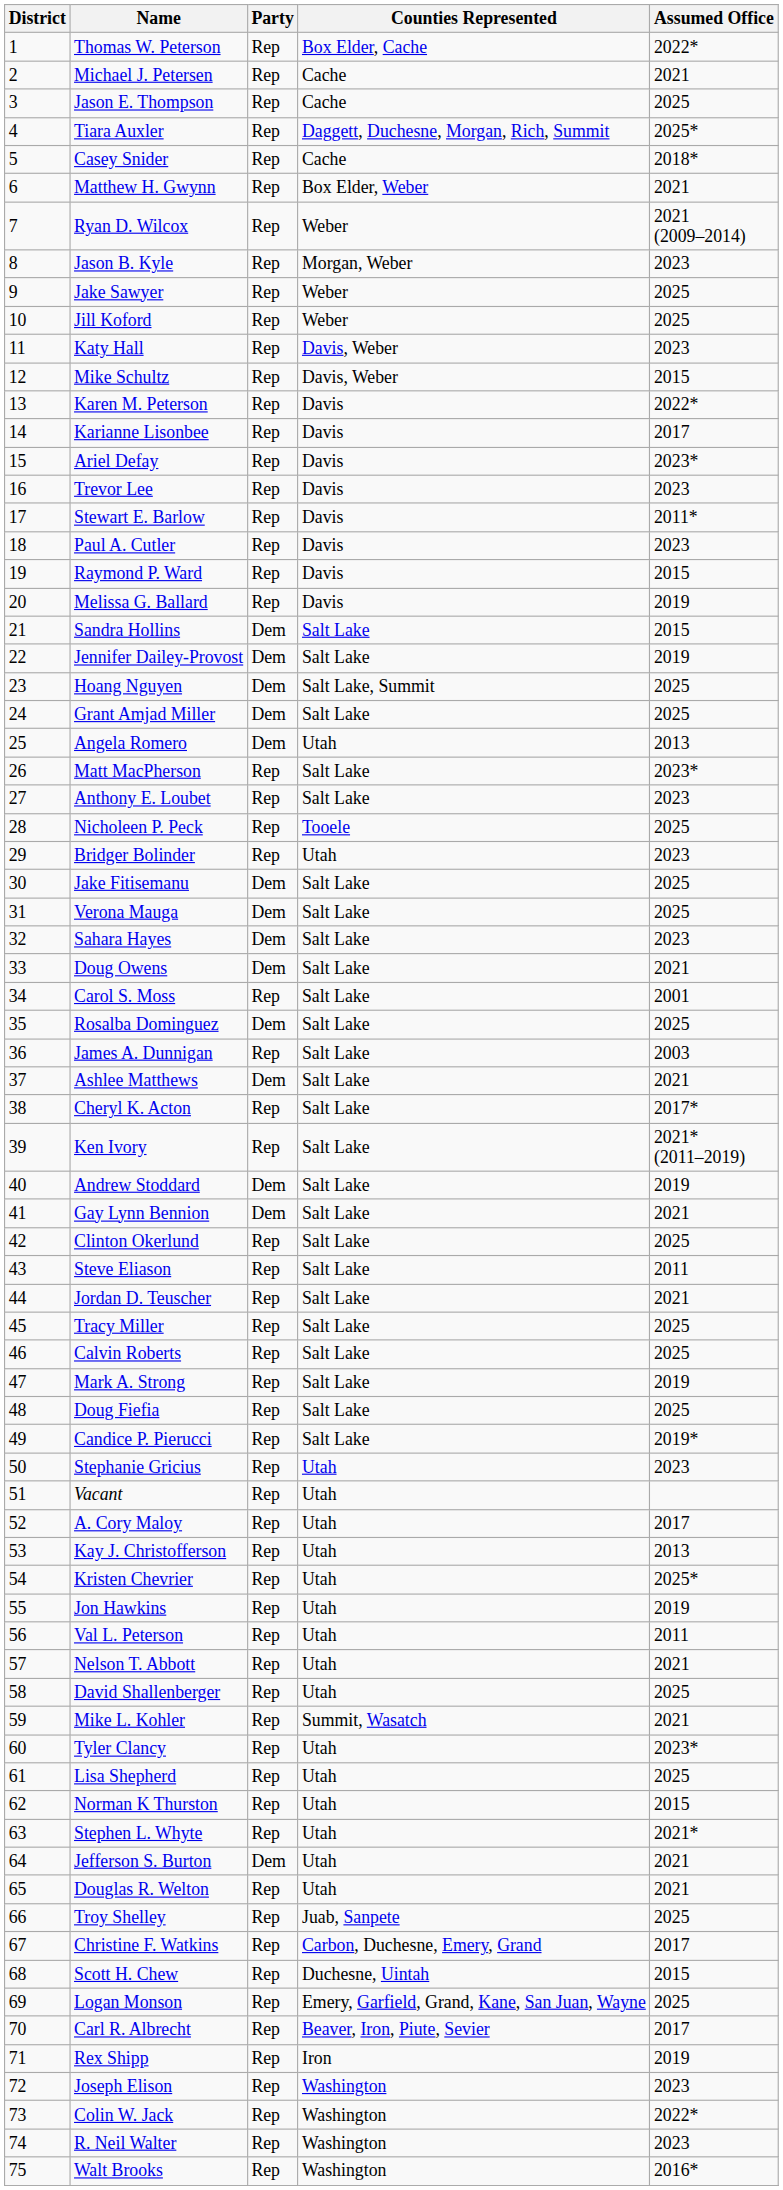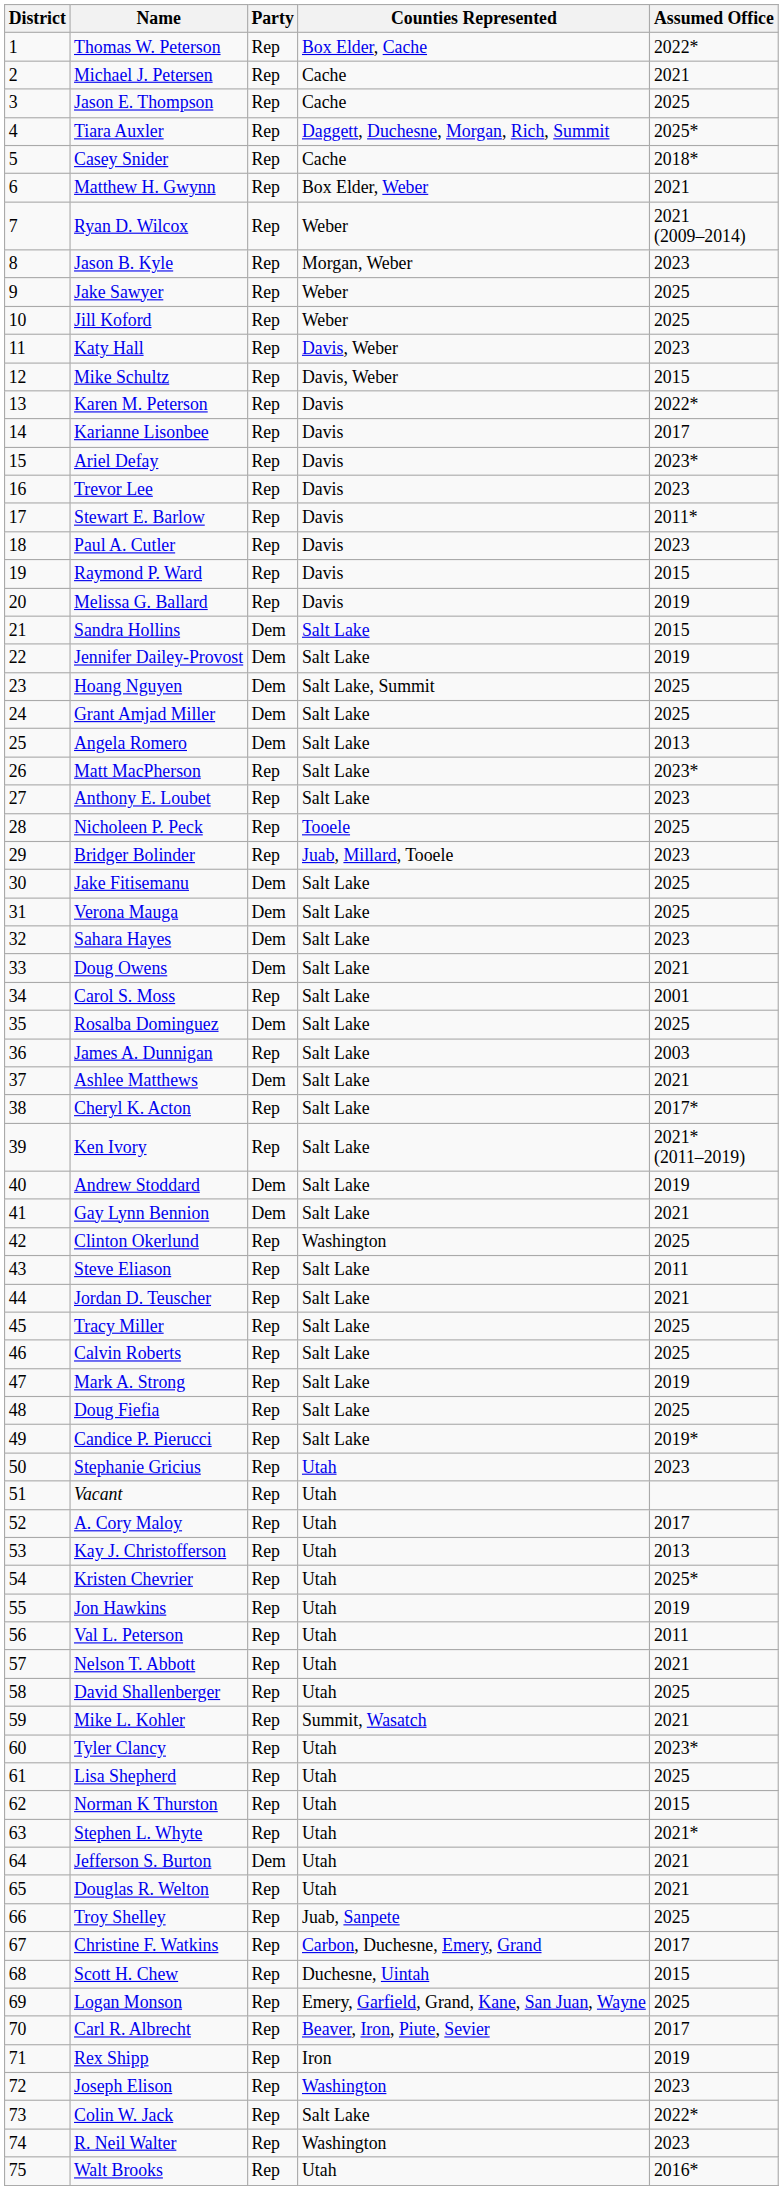(319, 742) Utah -> (336, 742) Salt Lake
(319, 855) Utah -> (378, 855) Juab, Millard, Tooele
(336, 1241) Salt Lake -> (344, 1241) Washington
(344, 2114) Washington -> (336, 2114) Salt Lake
(344, 2171) Washington -> (319, 2171) Utah
